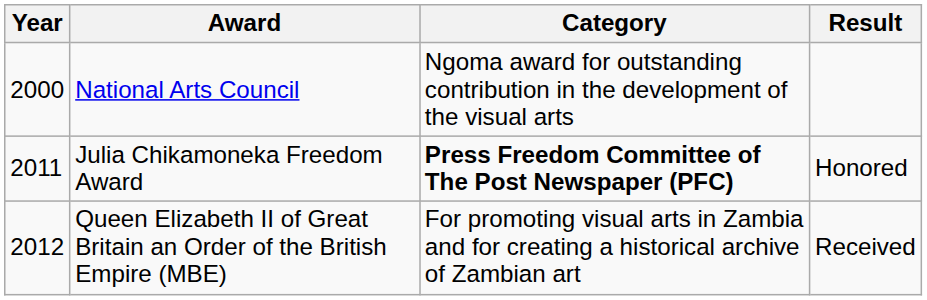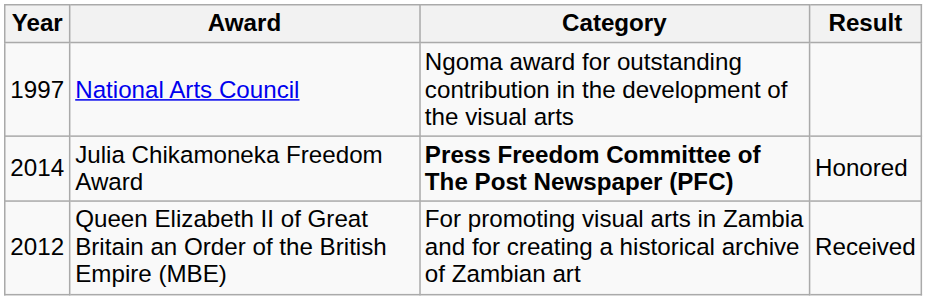(37, 89) 2000 -> (37, 89) 1997
(36, 168) 2011 -> (37, 168) 2014
